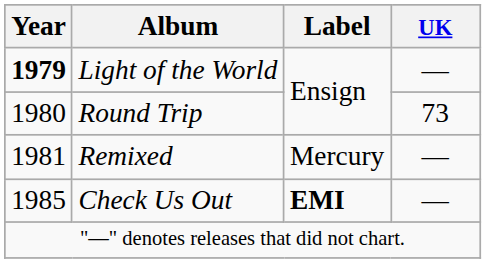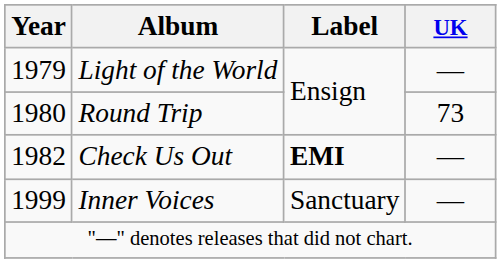(39, 69) bold -> (39, 69) normal
- row: (126, 156)
(39, 199) 1985 -> (39, 156) 1982
+ row: (146, 199)
